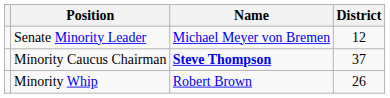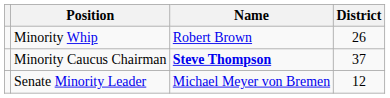rows swapped: (80, 37) <-> (56, 81)
